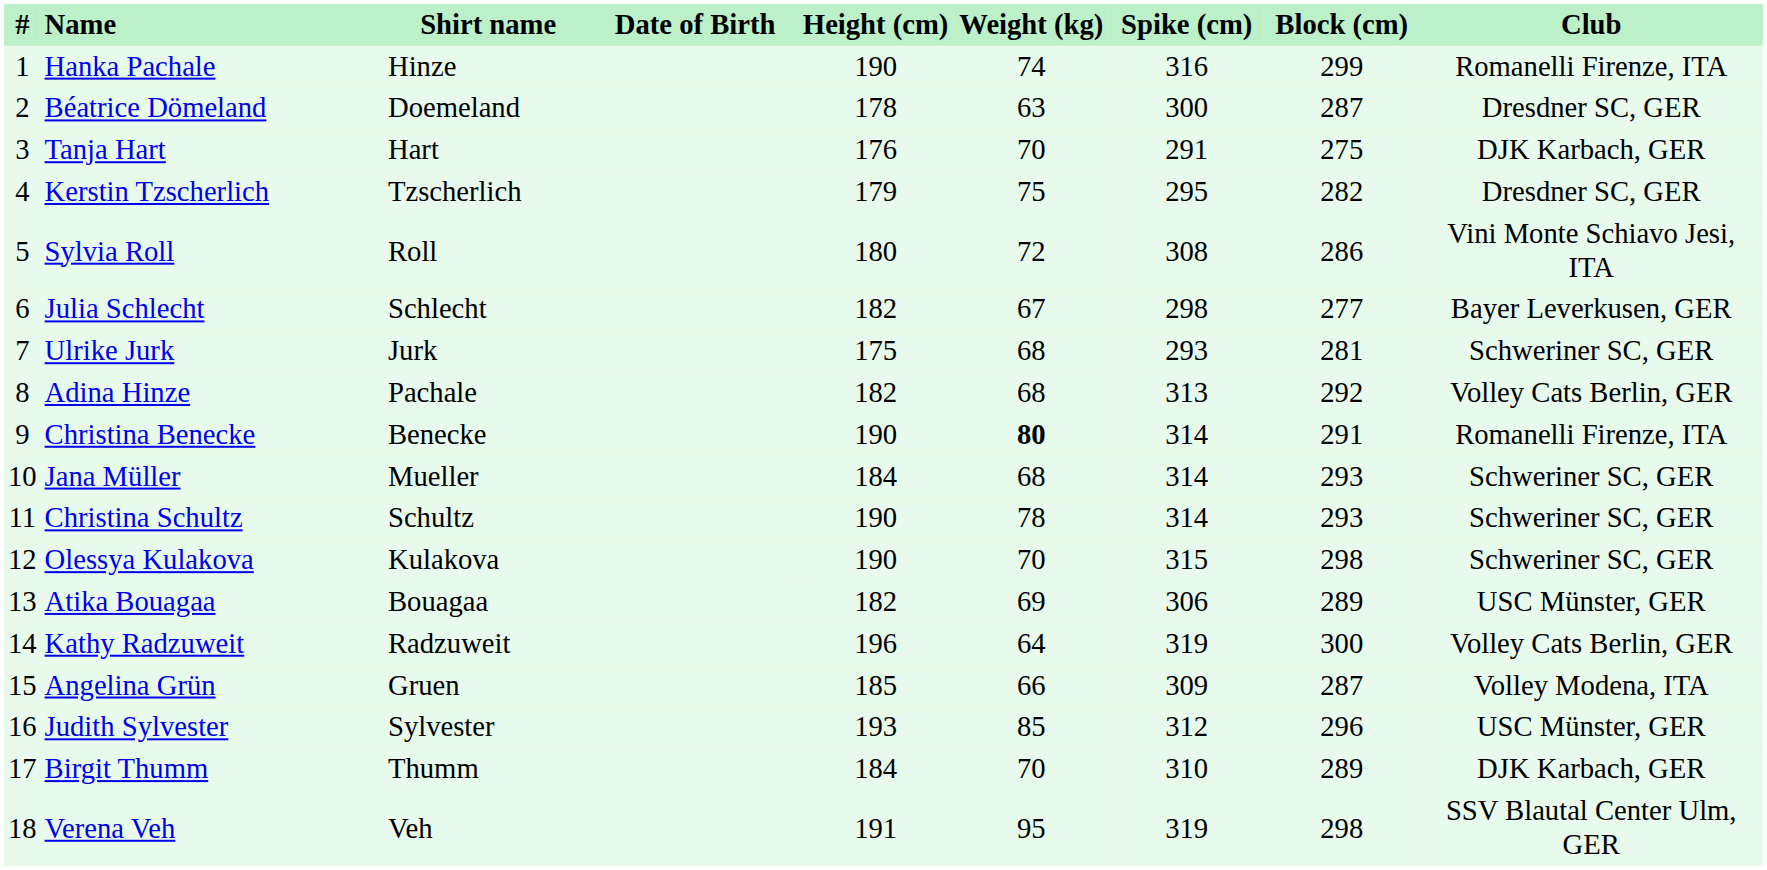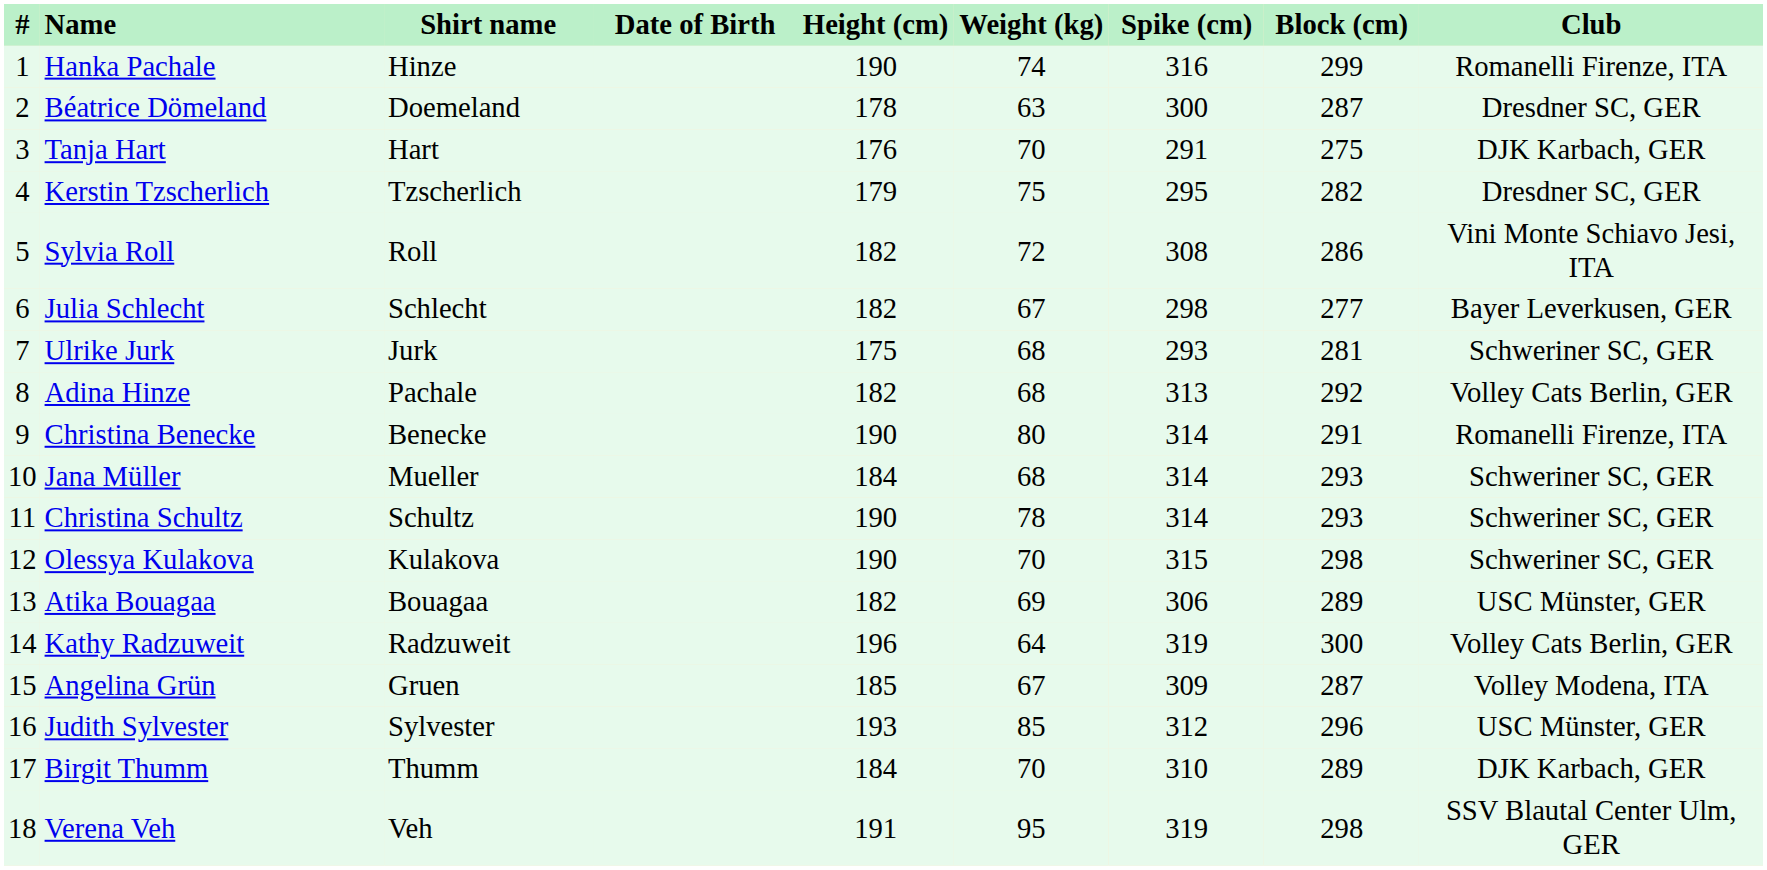(876, 250) 180 -> (876, 250) 182
(1031, 434) bold -> (1031, 434) normal
(1031, 685) 66 -> (1031, 685) 67
